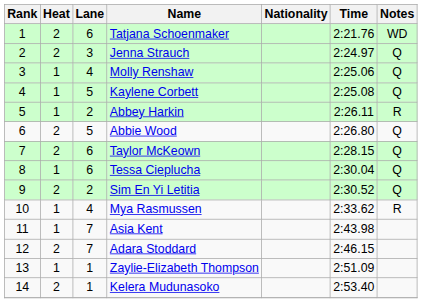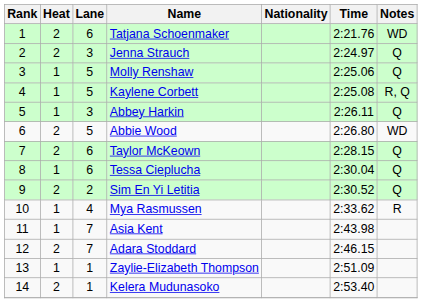(90, 72) 4 -> (90, 72) 5
(397, 92) Q -> (397, 92) R, Q
(90, 111) 2 -> (90, 111) 3
(397, 111) R -> (397, 111) Q
(397, 131) Q -> (397, 131) WD
